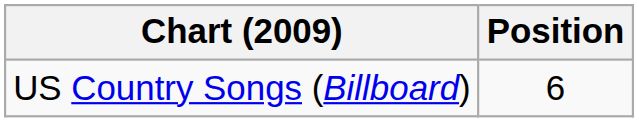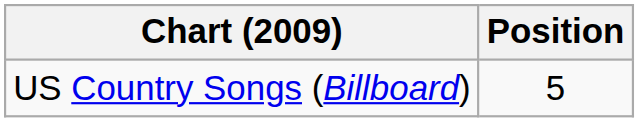(556, 87) 6 -> (556, 87) 5
